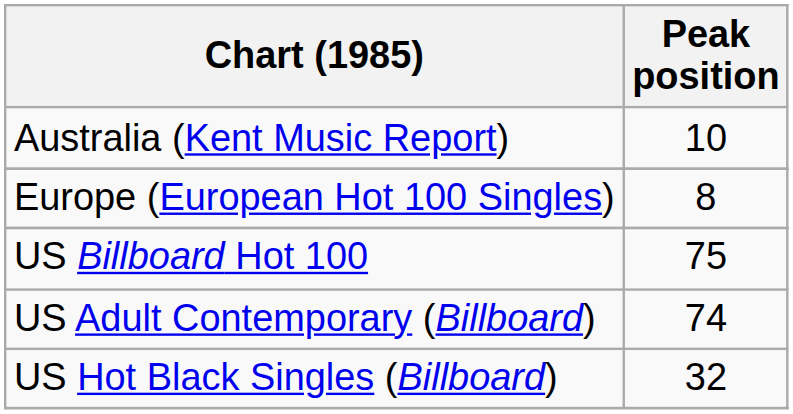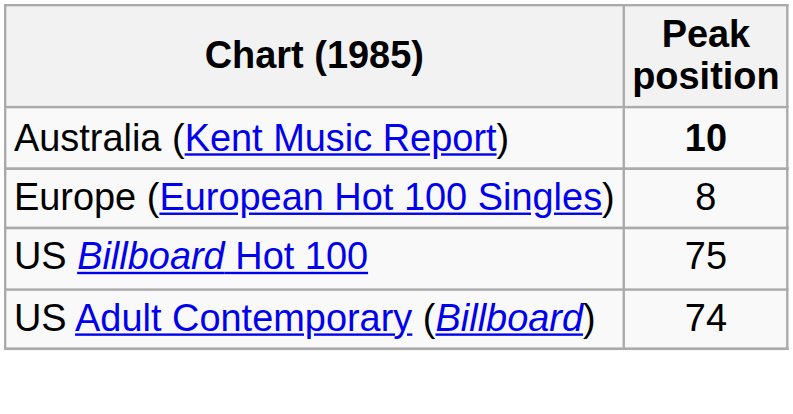(706, 137) normal -> (706, 137) bold
- row: (286, 377)
